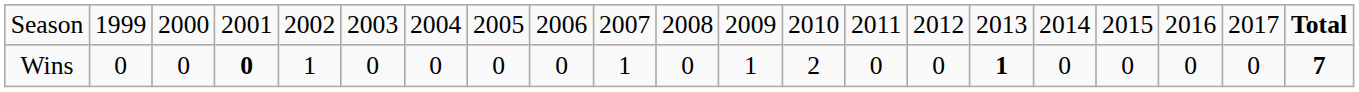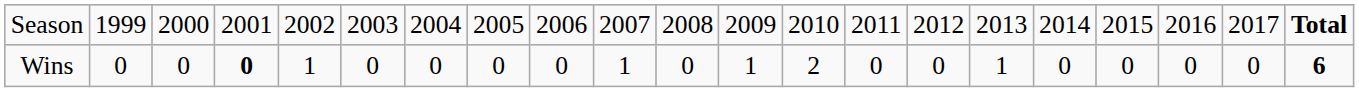(1002, 65) bold -> (1002, 65) normal
(1319, 65) 7 -> (1319, 65) 6
